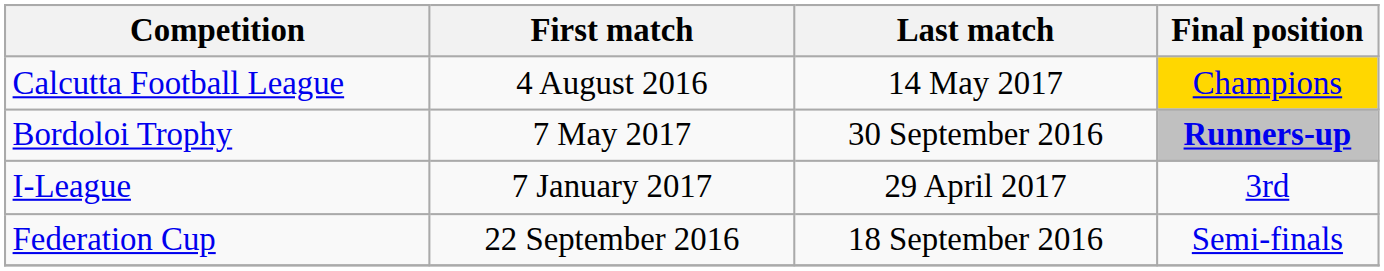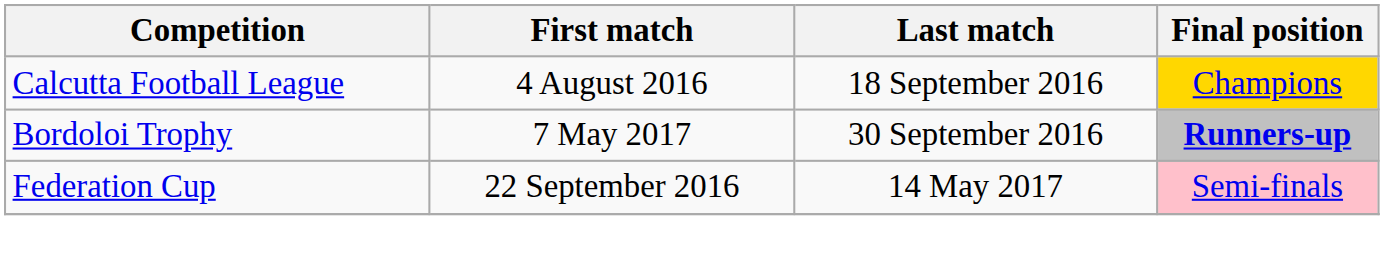(976, 82) 14 May 2017 -> (976, 82) 18 September 2016
- row: (72, 186)
(976, 238) 18 September 2016 -> (976, 186) 14 May 2017
(1267, 238) no background -> (1267, 186) pink background
